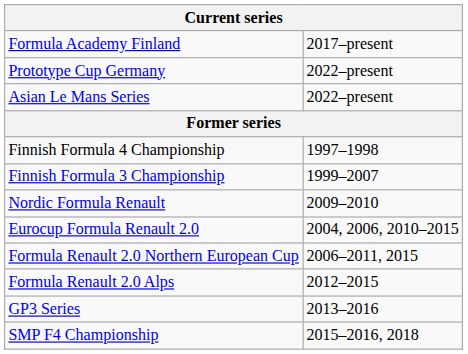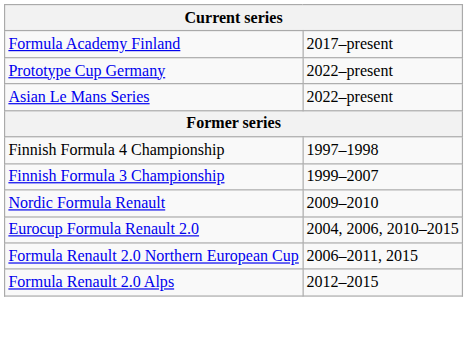- row: (44, 308)
- row: (83, 335)
